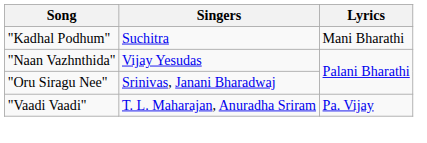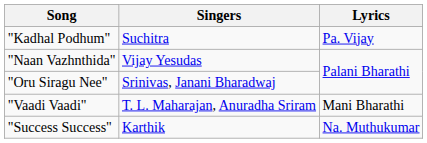(363, 37) Mani Bharathi -> (348, 37) Pa. Vijay
(348, 104) Pa. Vijay -> (363, 104) Mani Bharathi
+ row: (60, 127)
